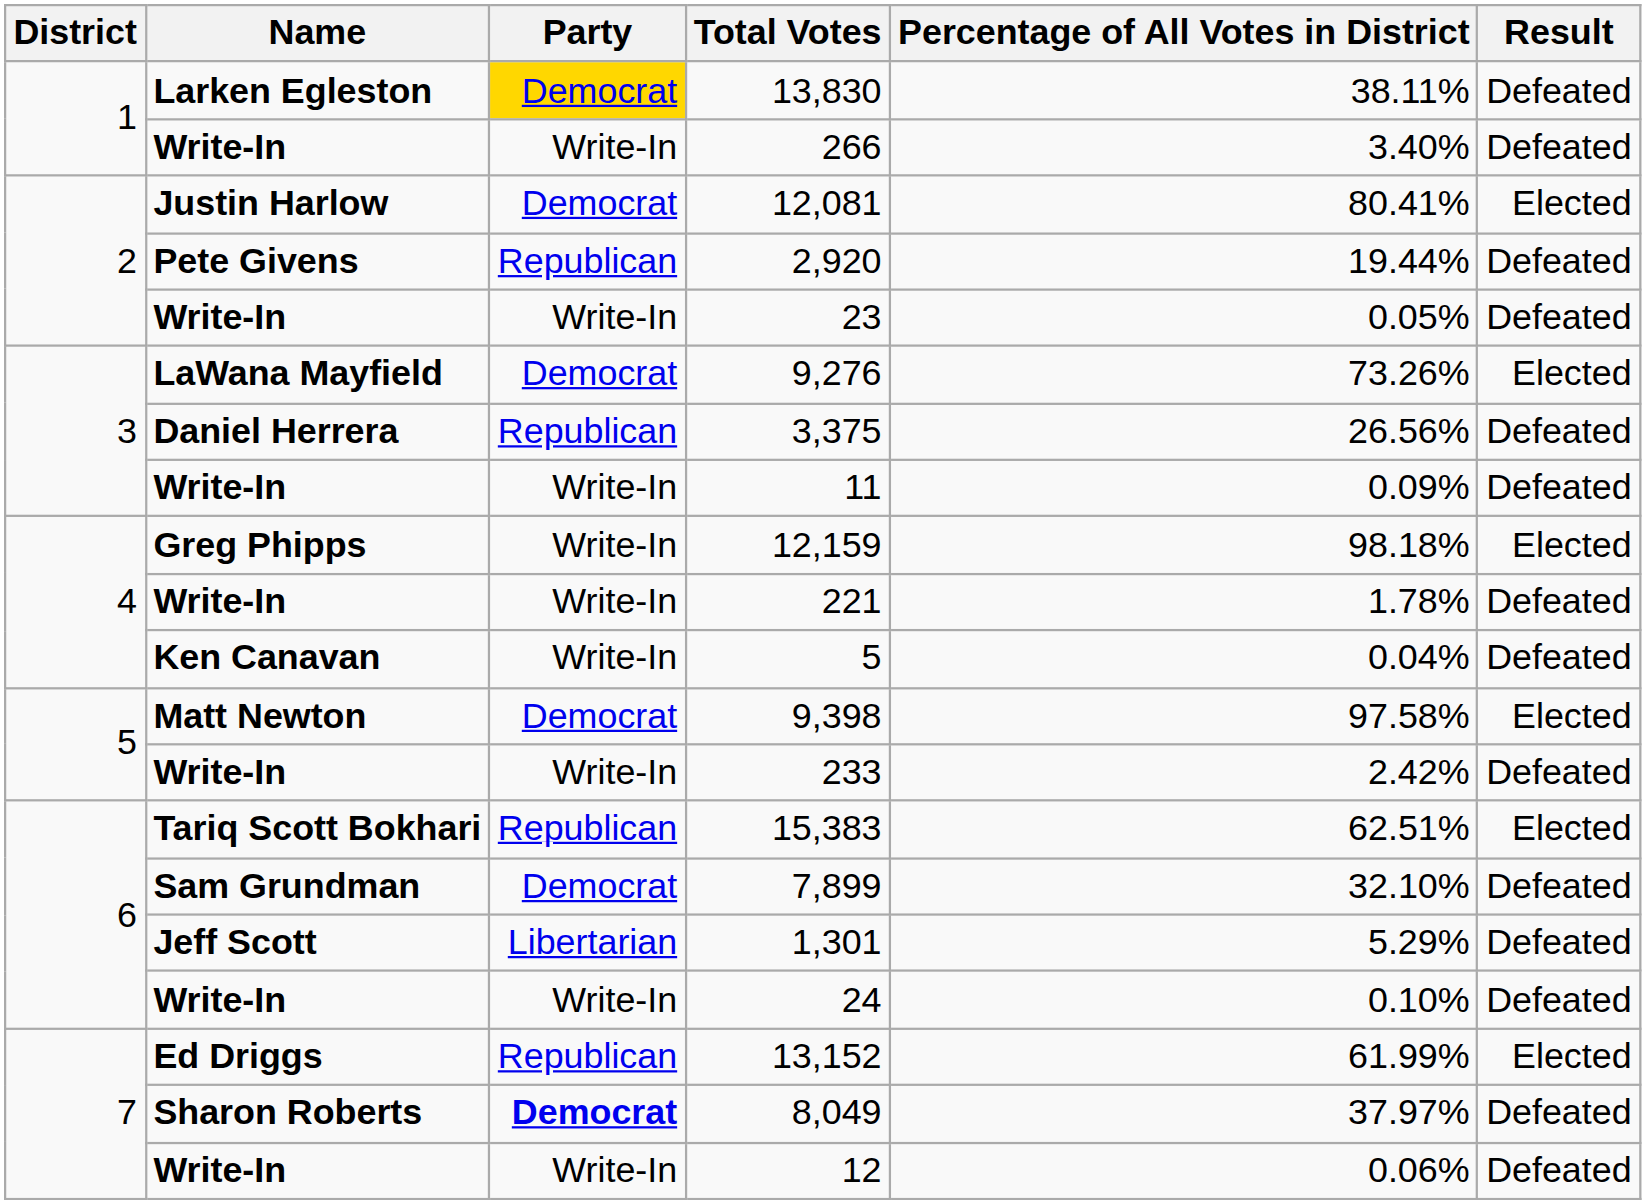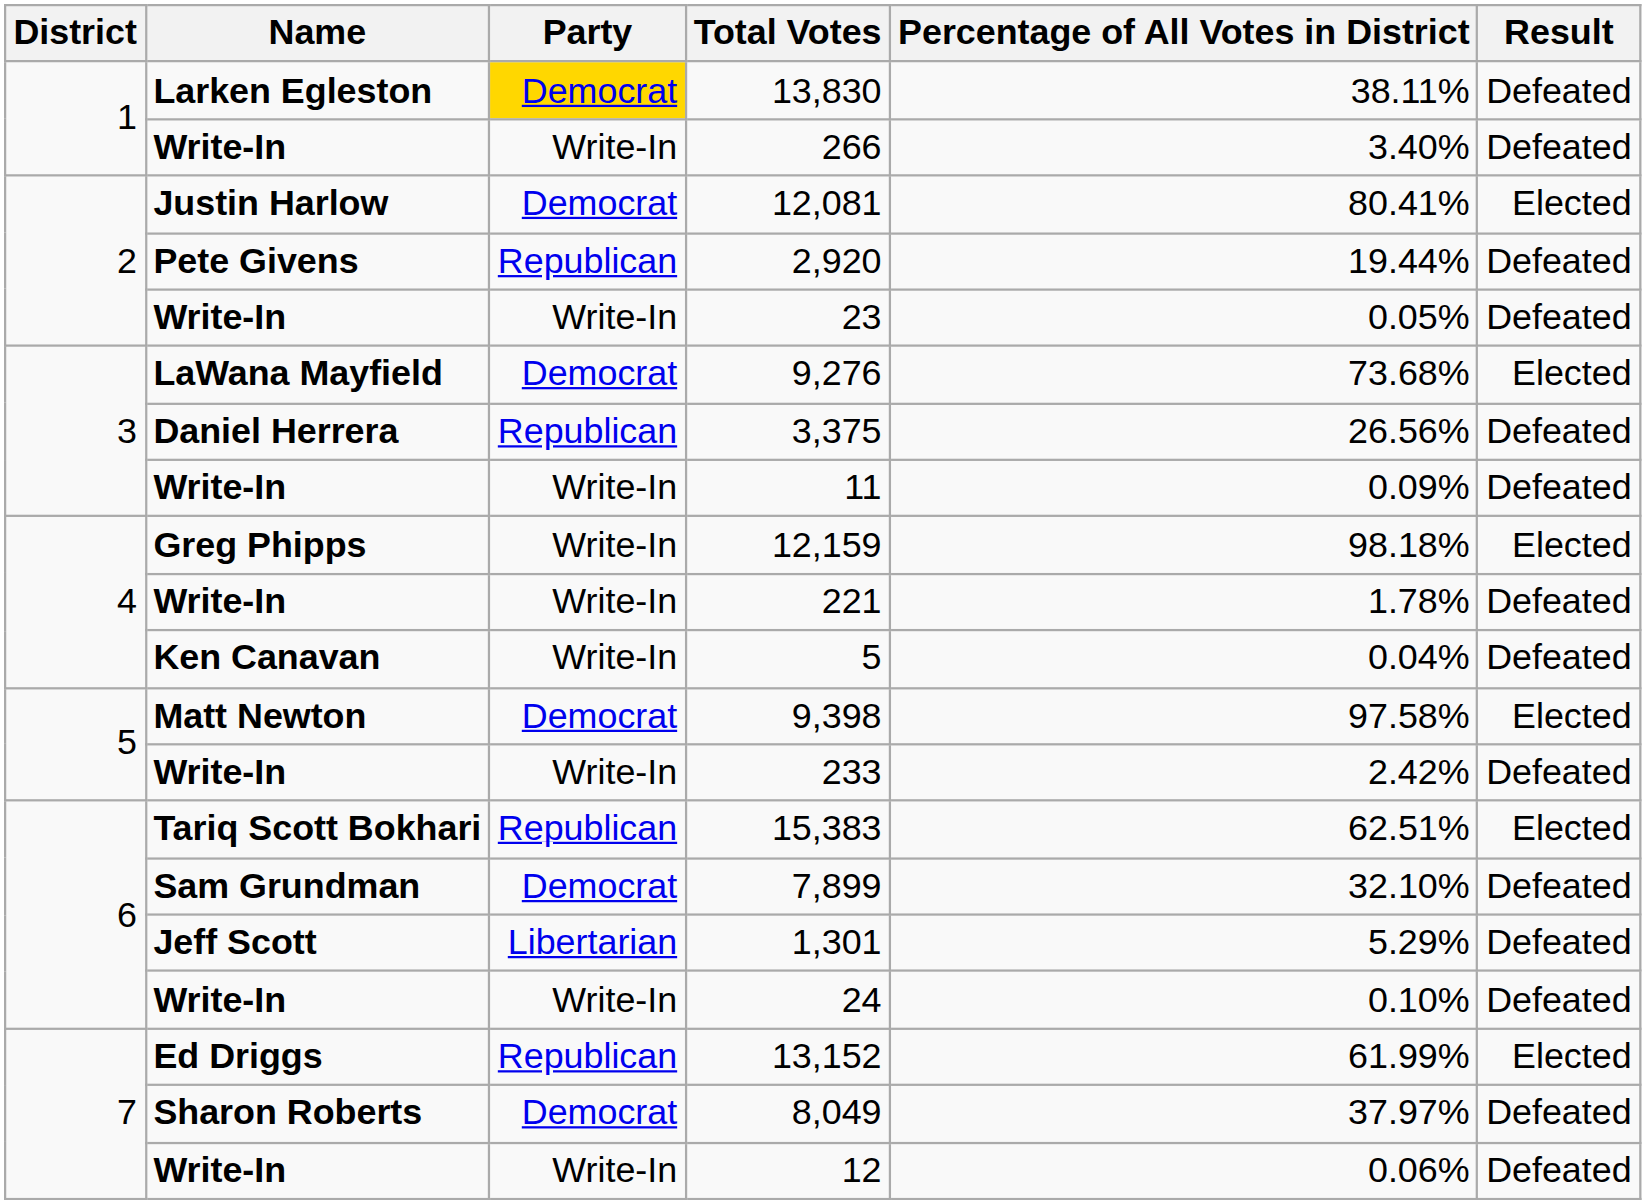(1409, 373) 73.26% -> (1409, 373) 73.68%
(594, 1112) bold -> (599, 1112) normal
